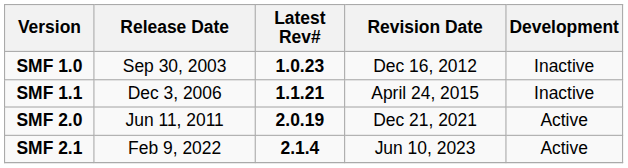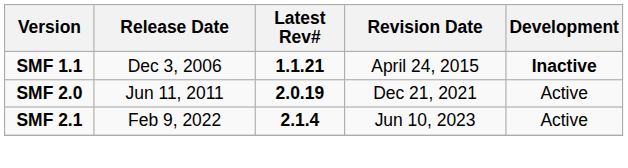- row: (49, 65)
(564, 93) normal -> (564, 65) bold
